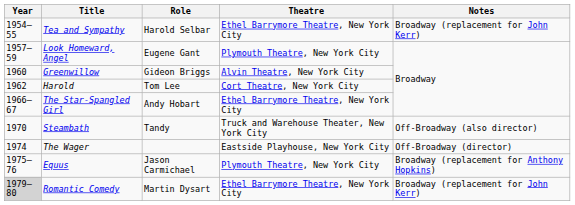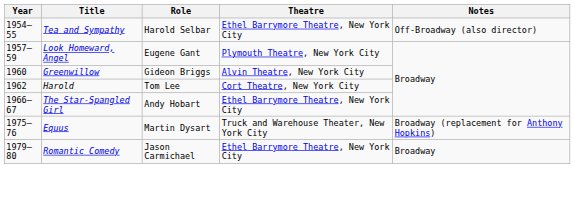(472, 30) Broadway (replacement for John Kerr) -> (466, 30) Off-Broadway (also director)
- row: (66, 128)
- row: (66, 147)
(170, 165) Jason Carmichael -> (177, 128) Martin Dysart
(300, 165) Plymouth Theatre, New York City -> (303, 128) Truck and Warehouse Theater, New York City
(19, 189) lightgrey background -> (19, 151) no background
(177, 189) Martin Dysart -> (170, 151) Jason Carmichael
(472, 189) Broadway (replacement for John Kerr) -> (415, 151) Broadway
